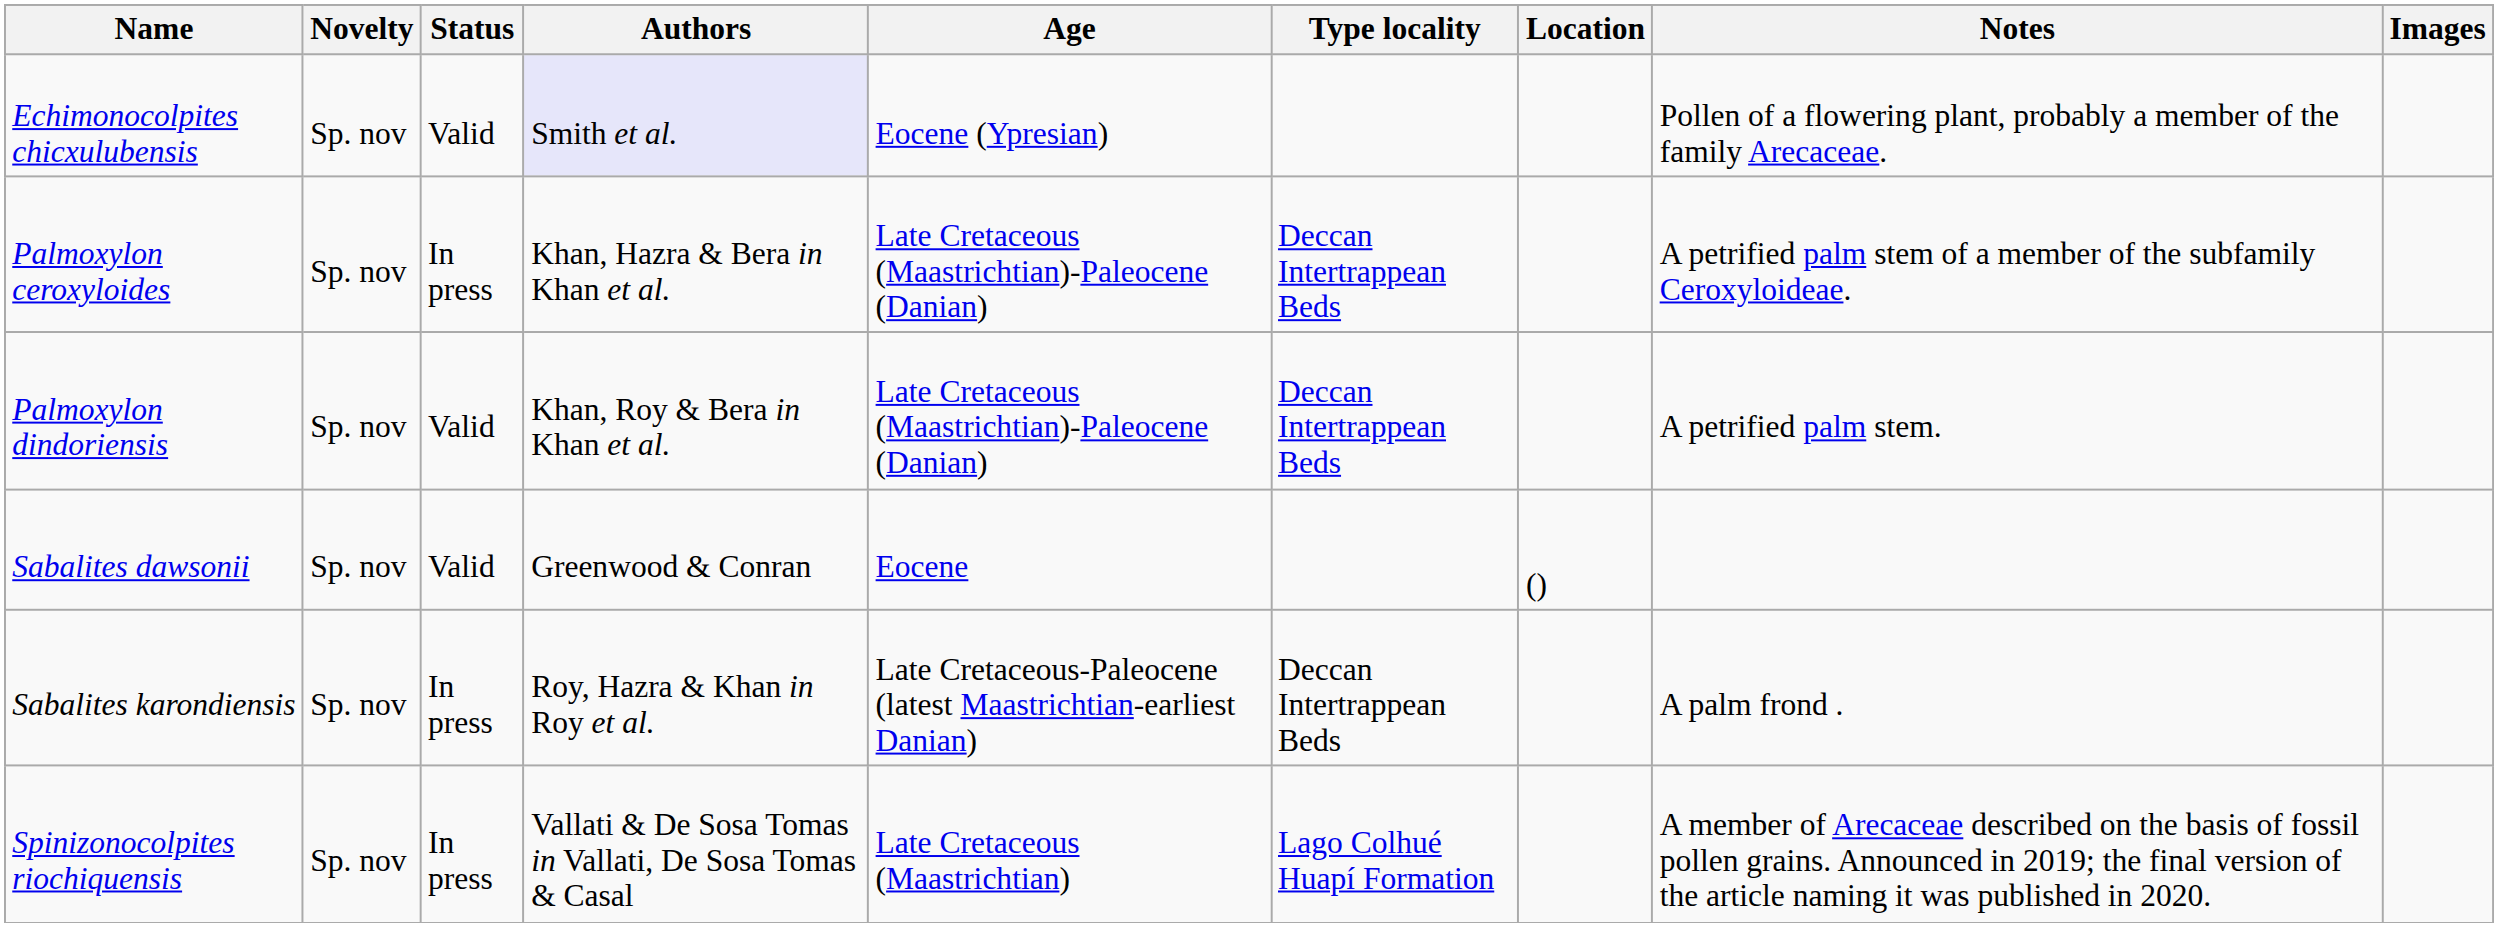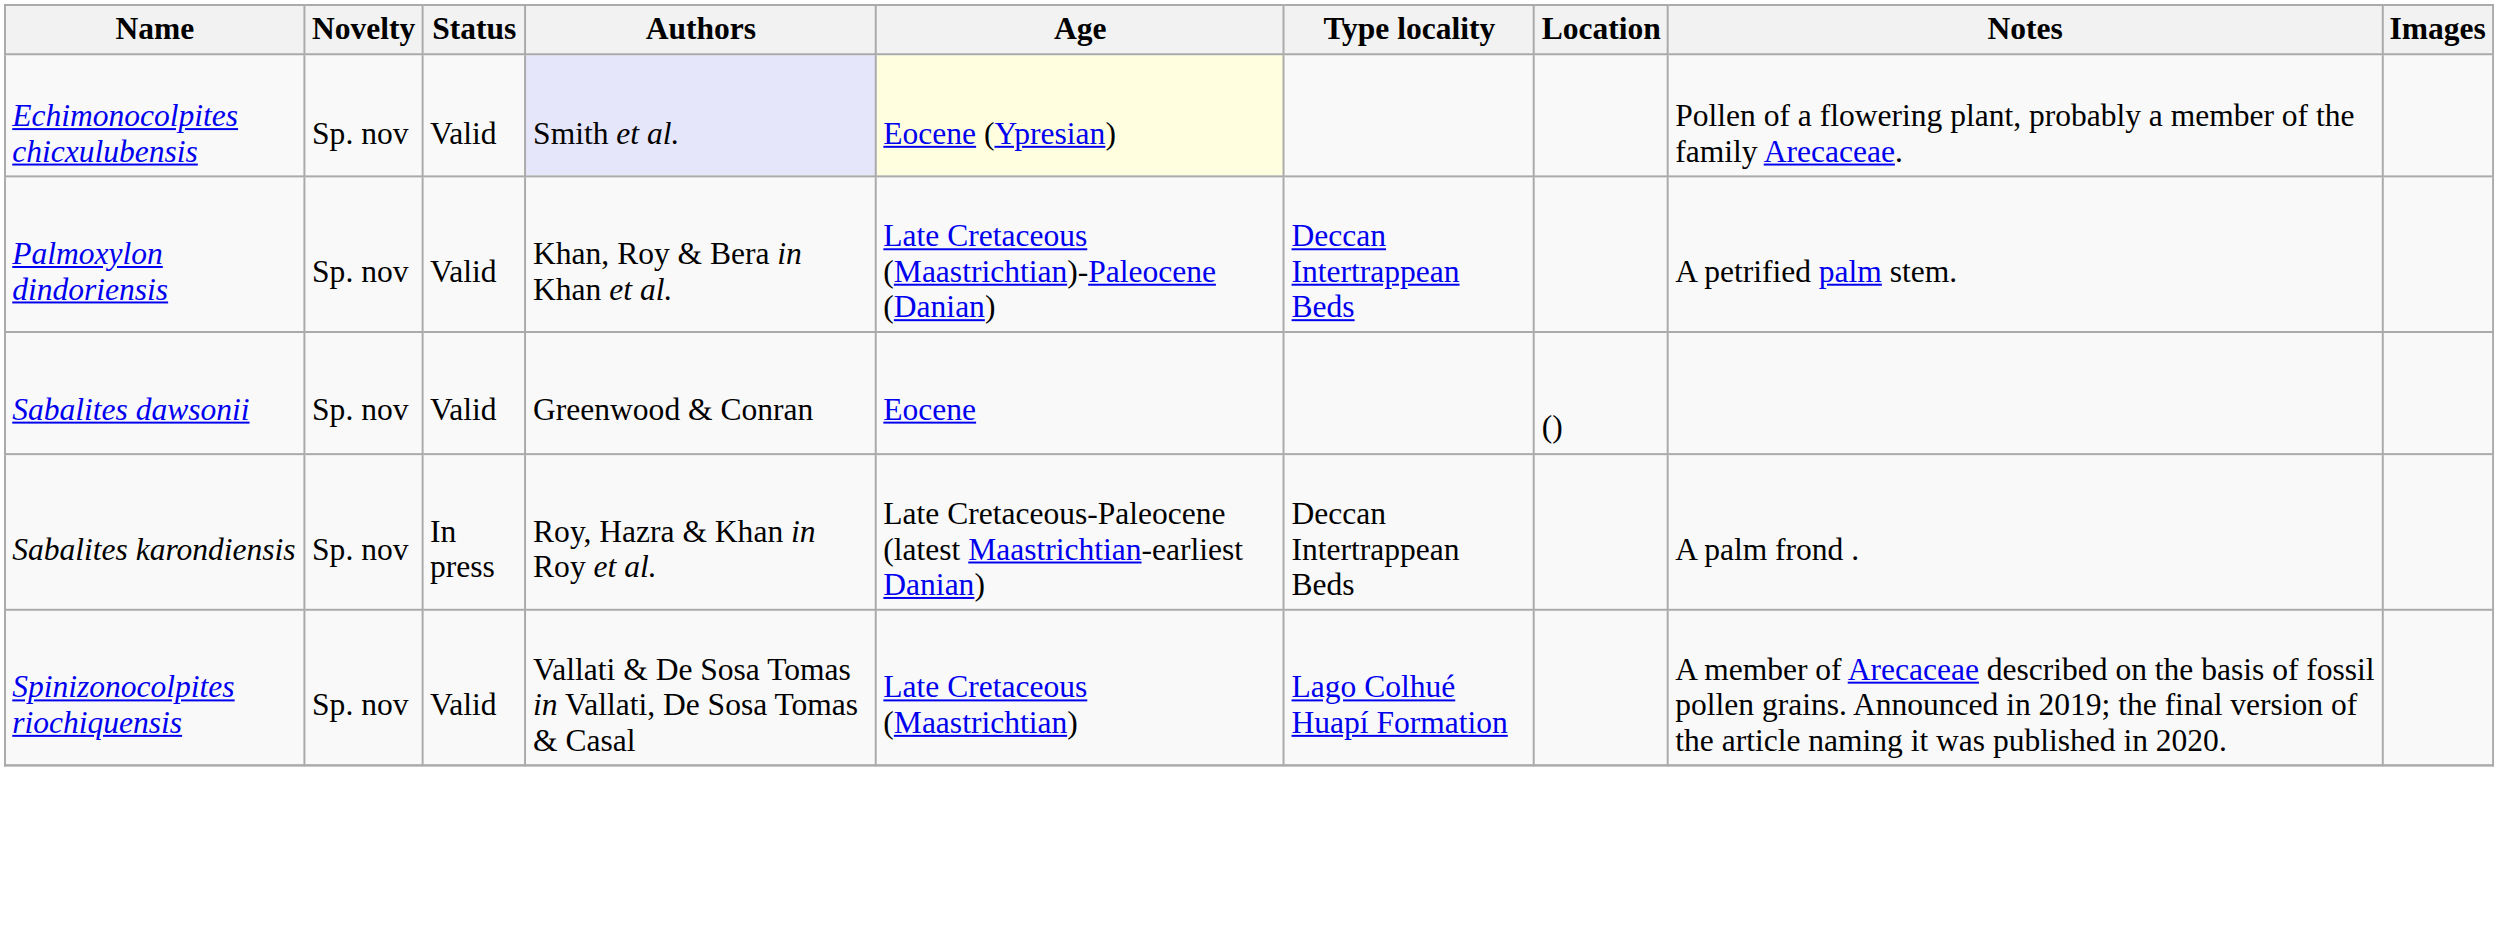(992, 132) no background -> (1000, 132) lightyellow background
- row: (91, 271)
(461, 861) In press -> (463, 704) Valid
